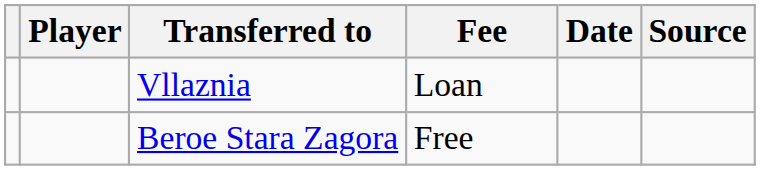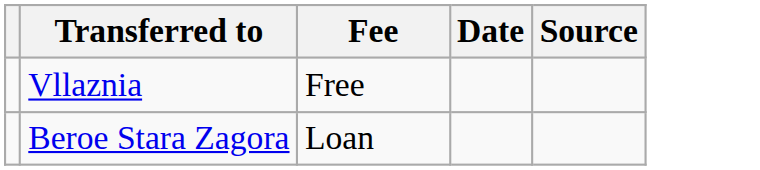- column: (75, 31)
(448, 84) Loan -> (335, 84) Free
(444, 137) Free -> (340, 137) Loan
